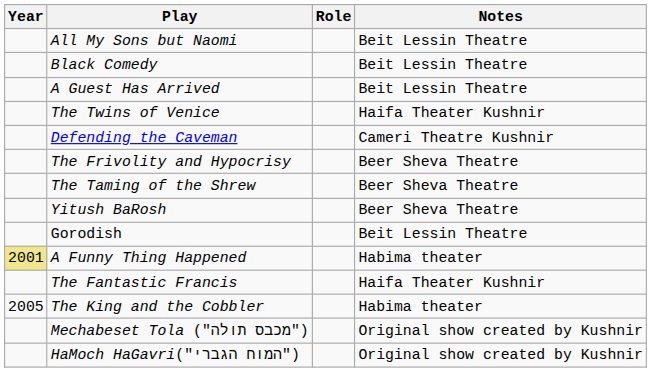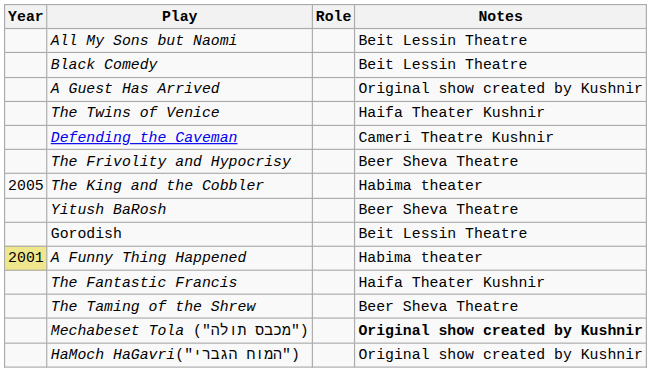(443, 89) Beit Lessin Theatre -> (501, 89) Original show created by Kushnir
rows swapped: (153, 186) <-> (157, 306)
(501, 331) normal -> (501, 331) bold
